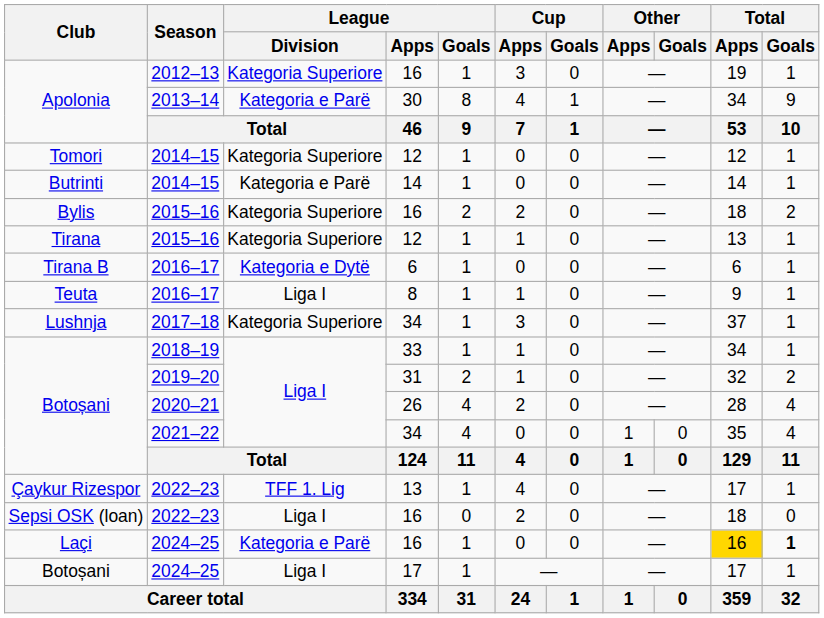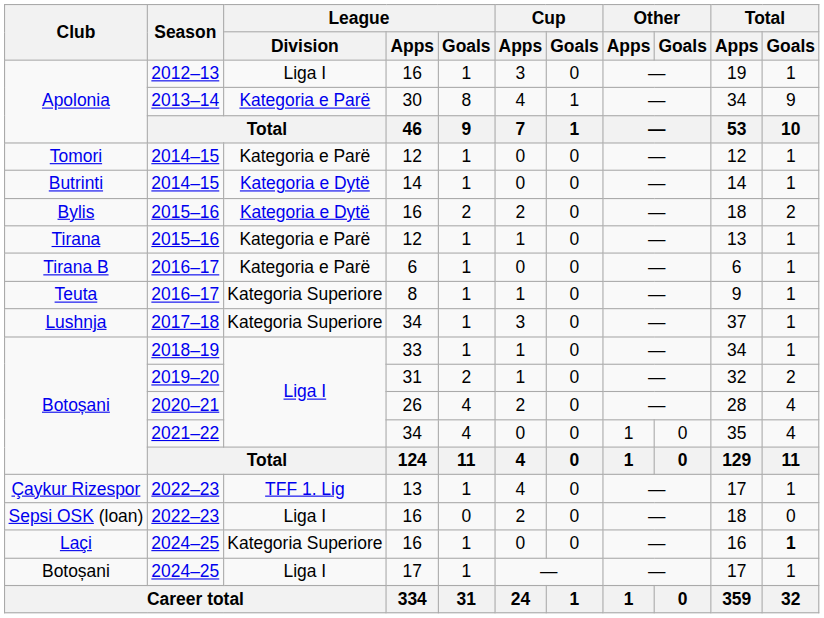(305, 73) Kategoria Superiore -> (305, 73) Liga I
(305, 156) Kategoria Superiore -> (305, 156) Kategoria e Parë
(305, 184) Kategoria e Parë -> (305, 184) Kategoria e Dytë
(305, 211) Kategoria Superiore -> (305, 211) Kategoria e Dytë
(305, 239) Kategoria Superiore -> (305, 239) Kategoria e Parë
(305, 267) Kategoria e Dytë -> (305, 267) Kategoria e Parë
(305, 294) Liga I -> (305, 294) Kategoria Superiore
(305, 543) Kategoria e Parë -> (305, 543) Kategoria Superiore
(737, 543) gold background -> (737, 543) no background
